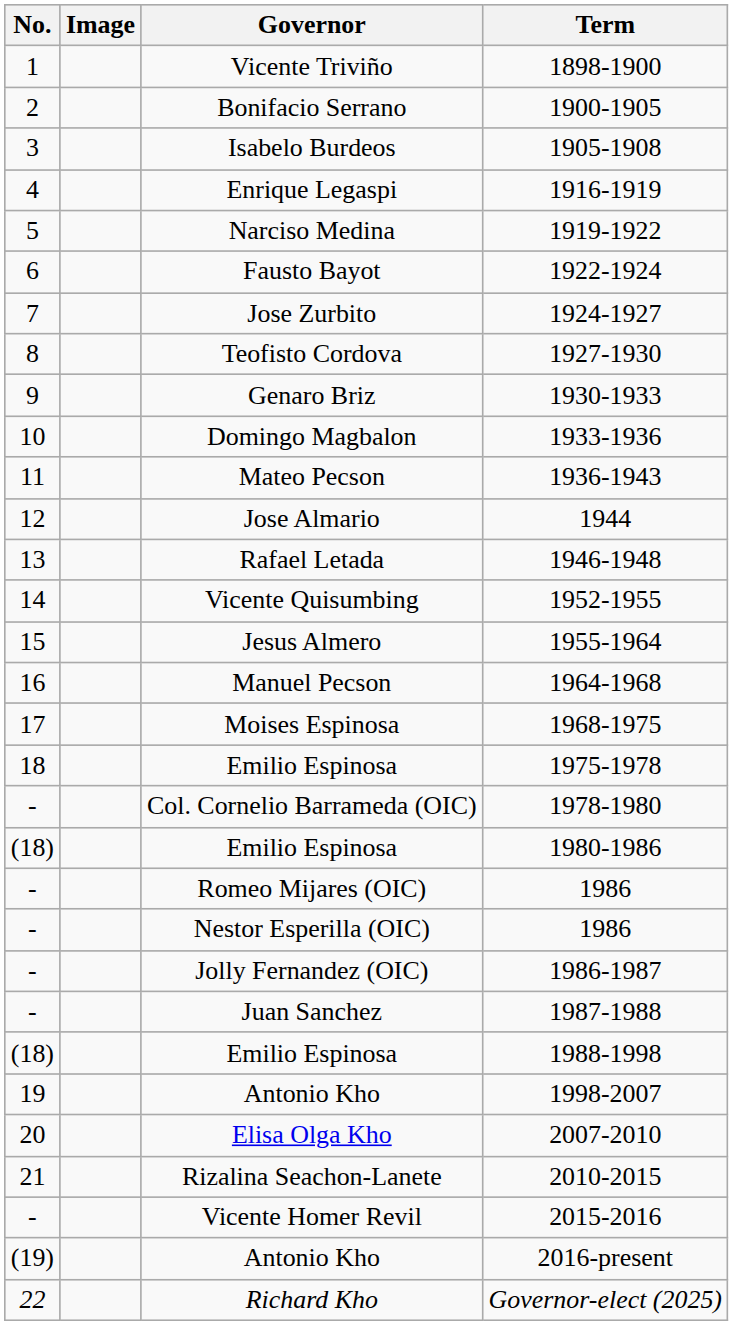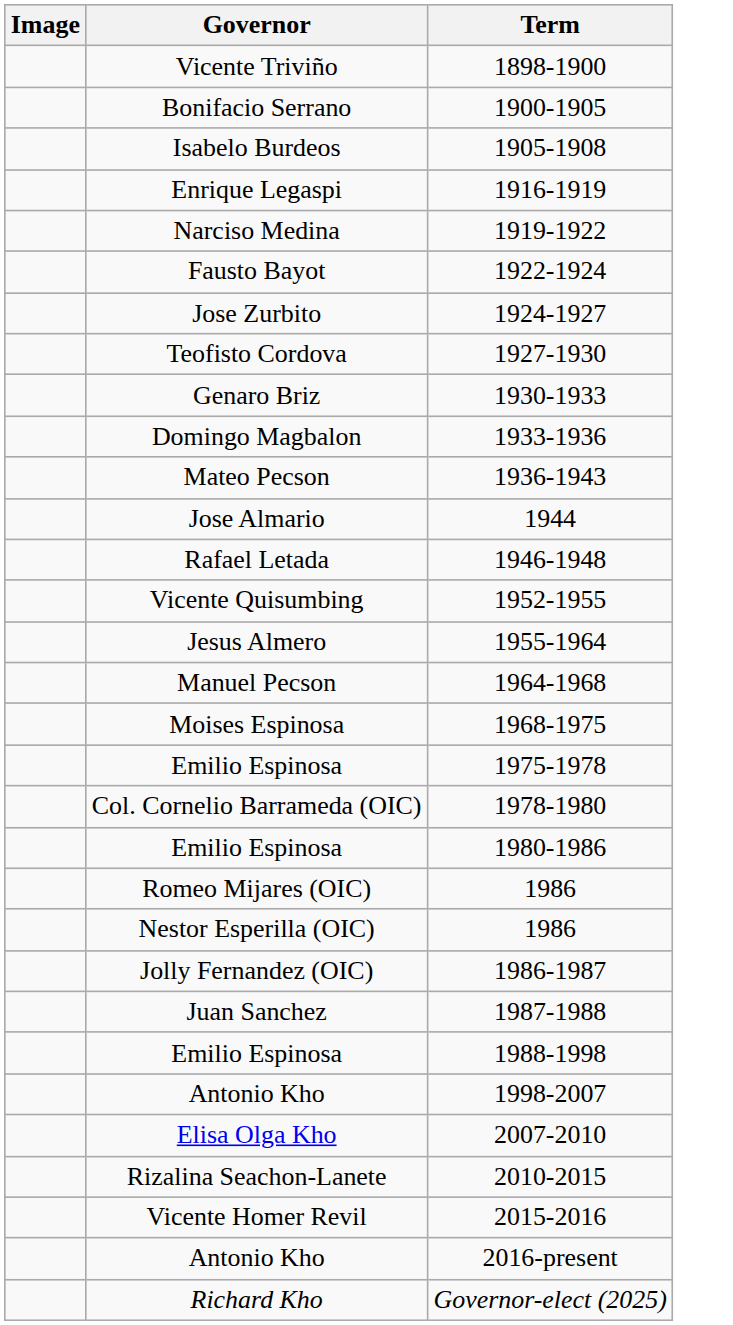- column: (32, 25)
